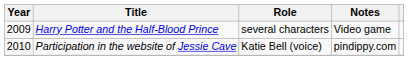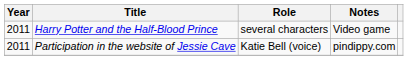(19, 30) 2009 -> (18, 30) 2011
(19, 47) 2010 -> (18, 47) 2011
